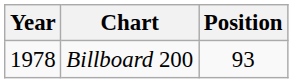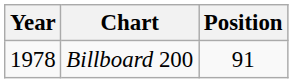(243, 58) 93 -> (243, 58) 91
